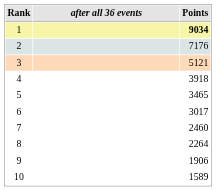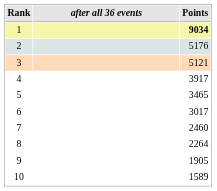(199, 46) 7176 -> (199, 46) 5176
(199, 79) 3918 -> (199, 79) 3917
(199, 161) 1906 -> (199, 161) 1905
